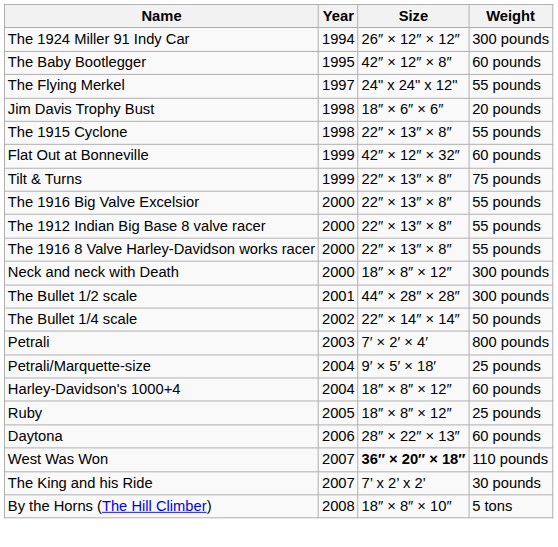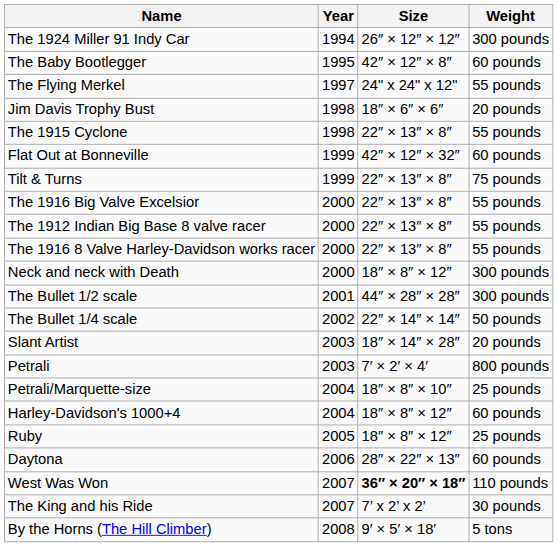+ row: (43, 343)
(399, 366) 9′ × 5′ × 18′ -> (407, 389) 18″ × 8″ × 10″
(407, 506) 18″ × 8″ × 10″ -> (399, 529) 9′ × 5′ × 18′
